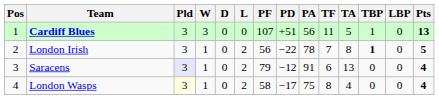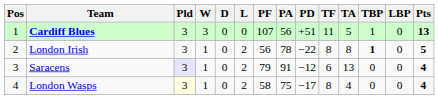columns swapped: (309, 13) <-> (288, 13)
(329, 49) 7 -> (329, 49) 8
